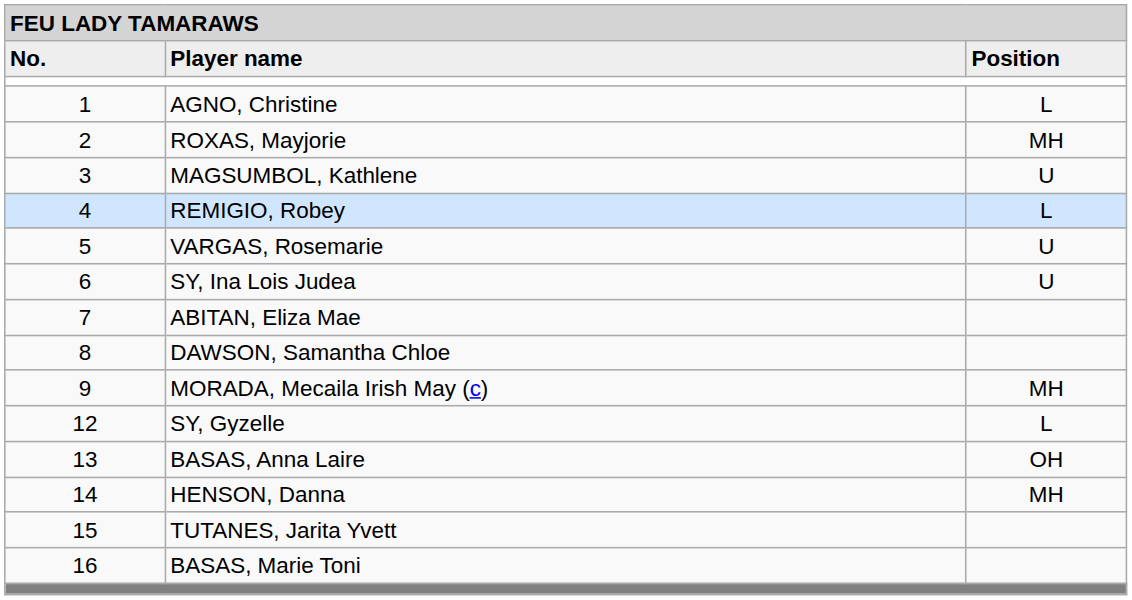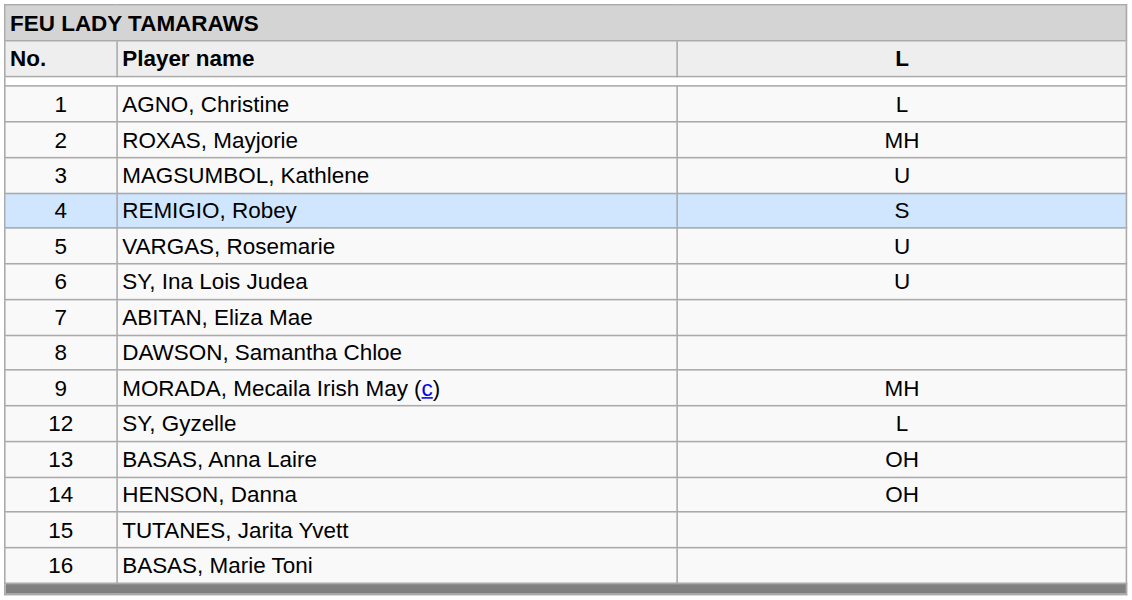(1016, 58) Position -> (902, 58) L
(1046, 211) L -> (902, 211) S
(1046, 495) MH -> (902, 495) OH
